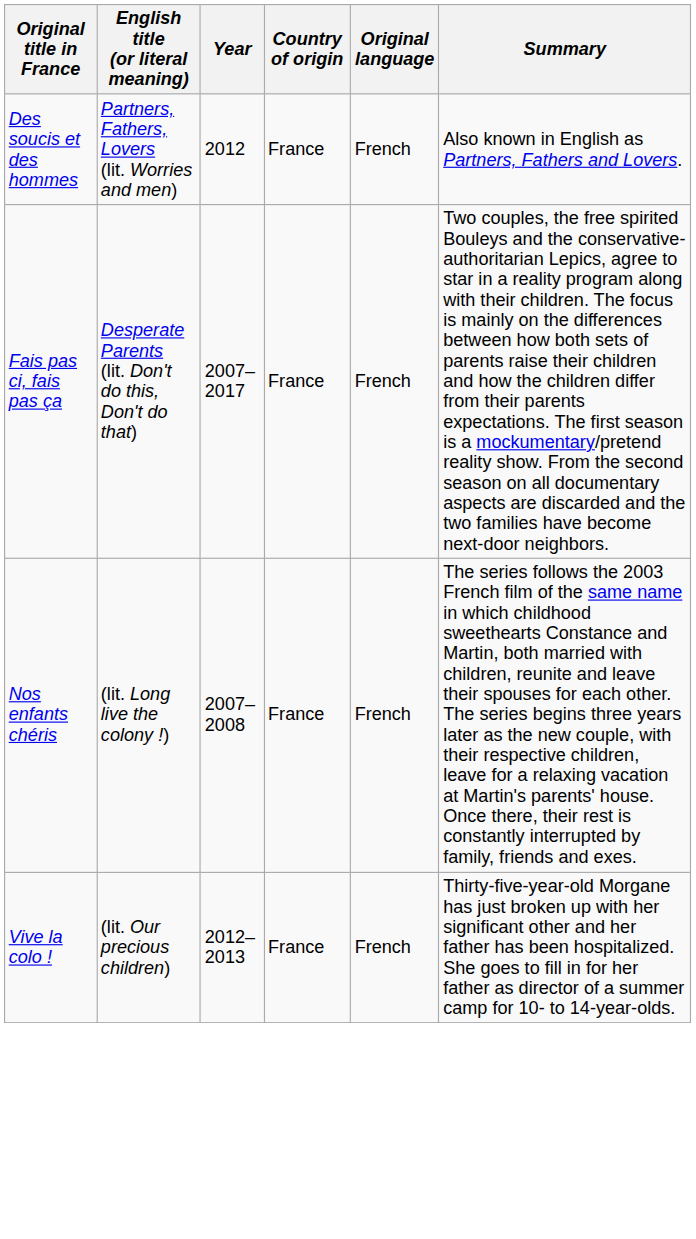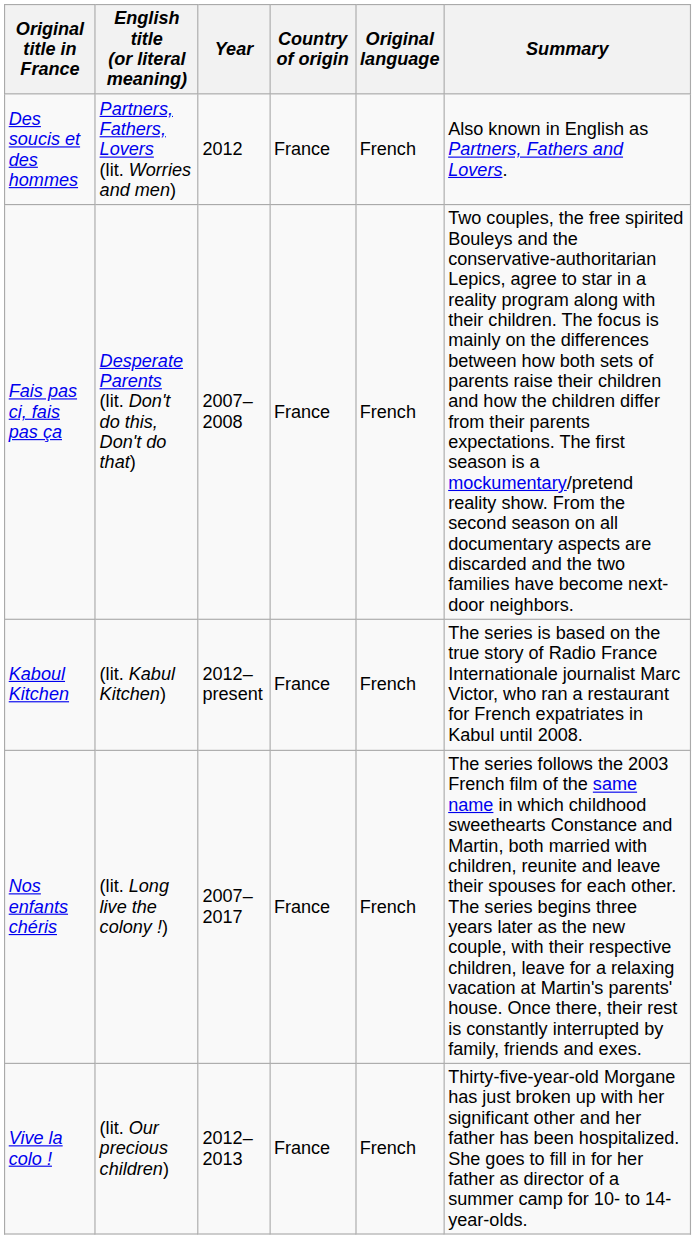(230, 381) 2007–2017 -> (228, 411) 2007–2008
+ row: (39, 684)
(230, 715) 2007–2008 -> (228, 906) 2007–2017
